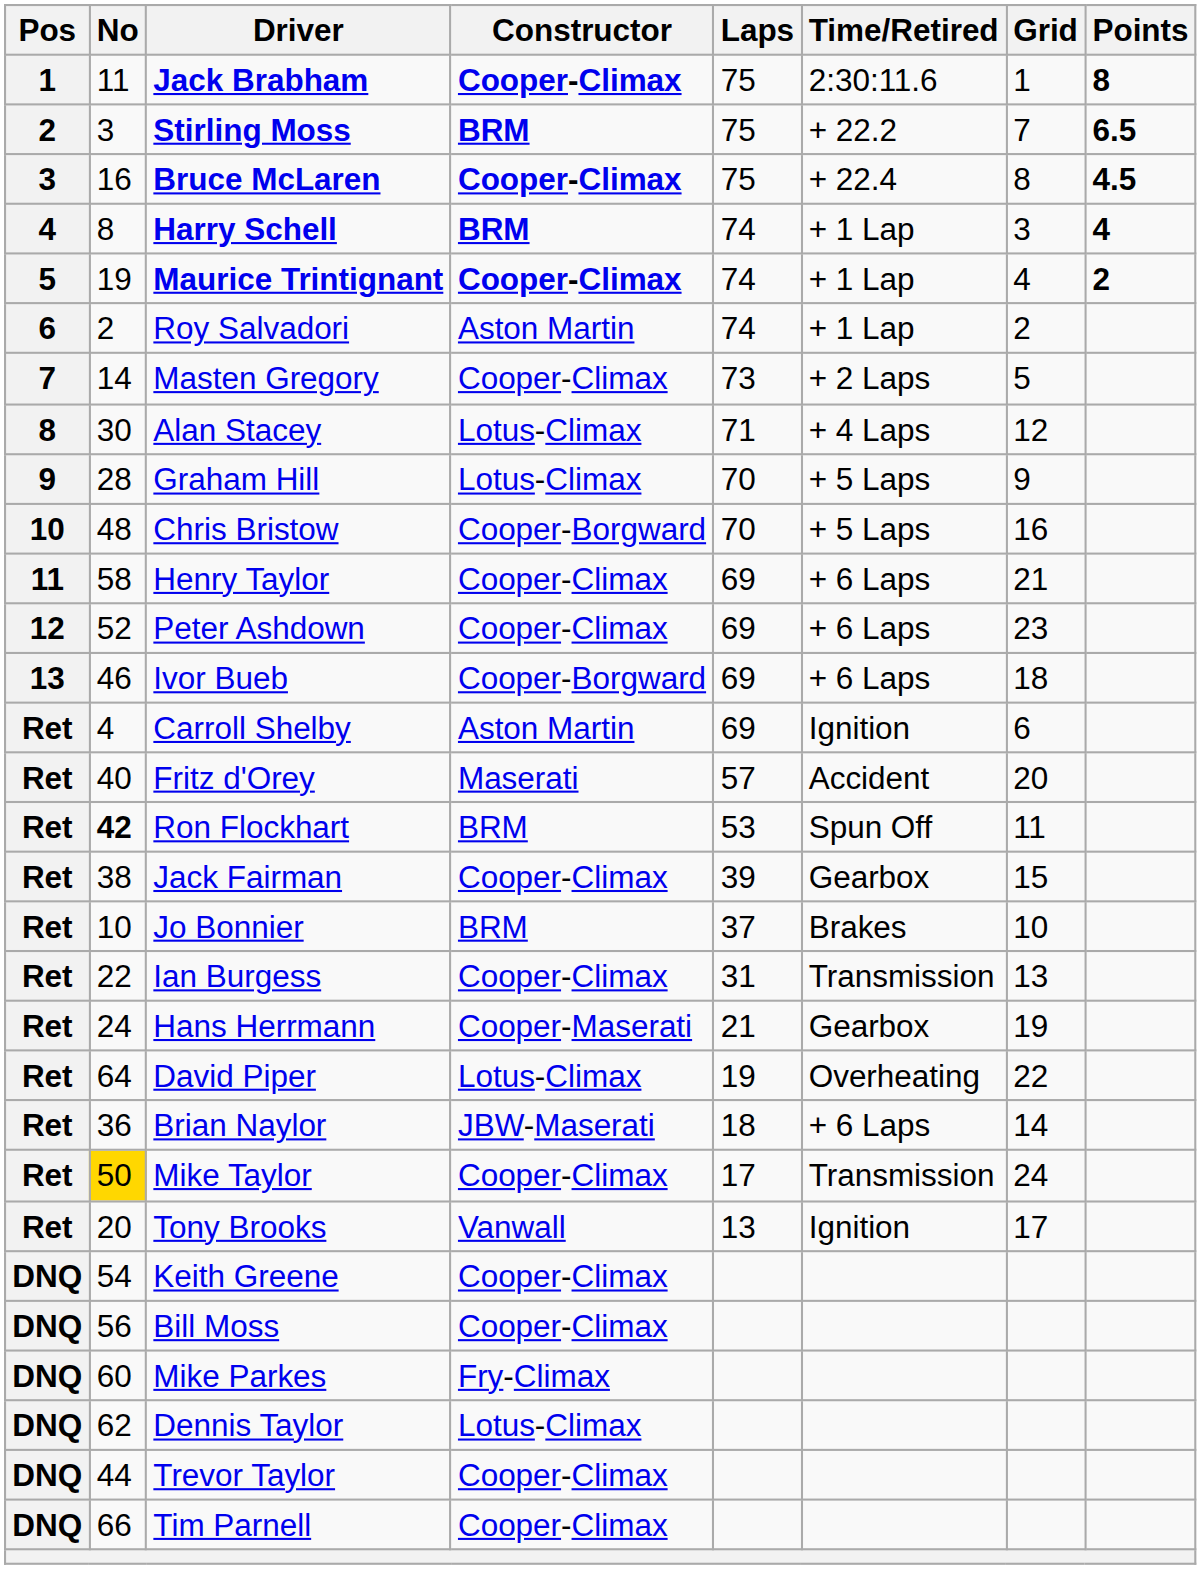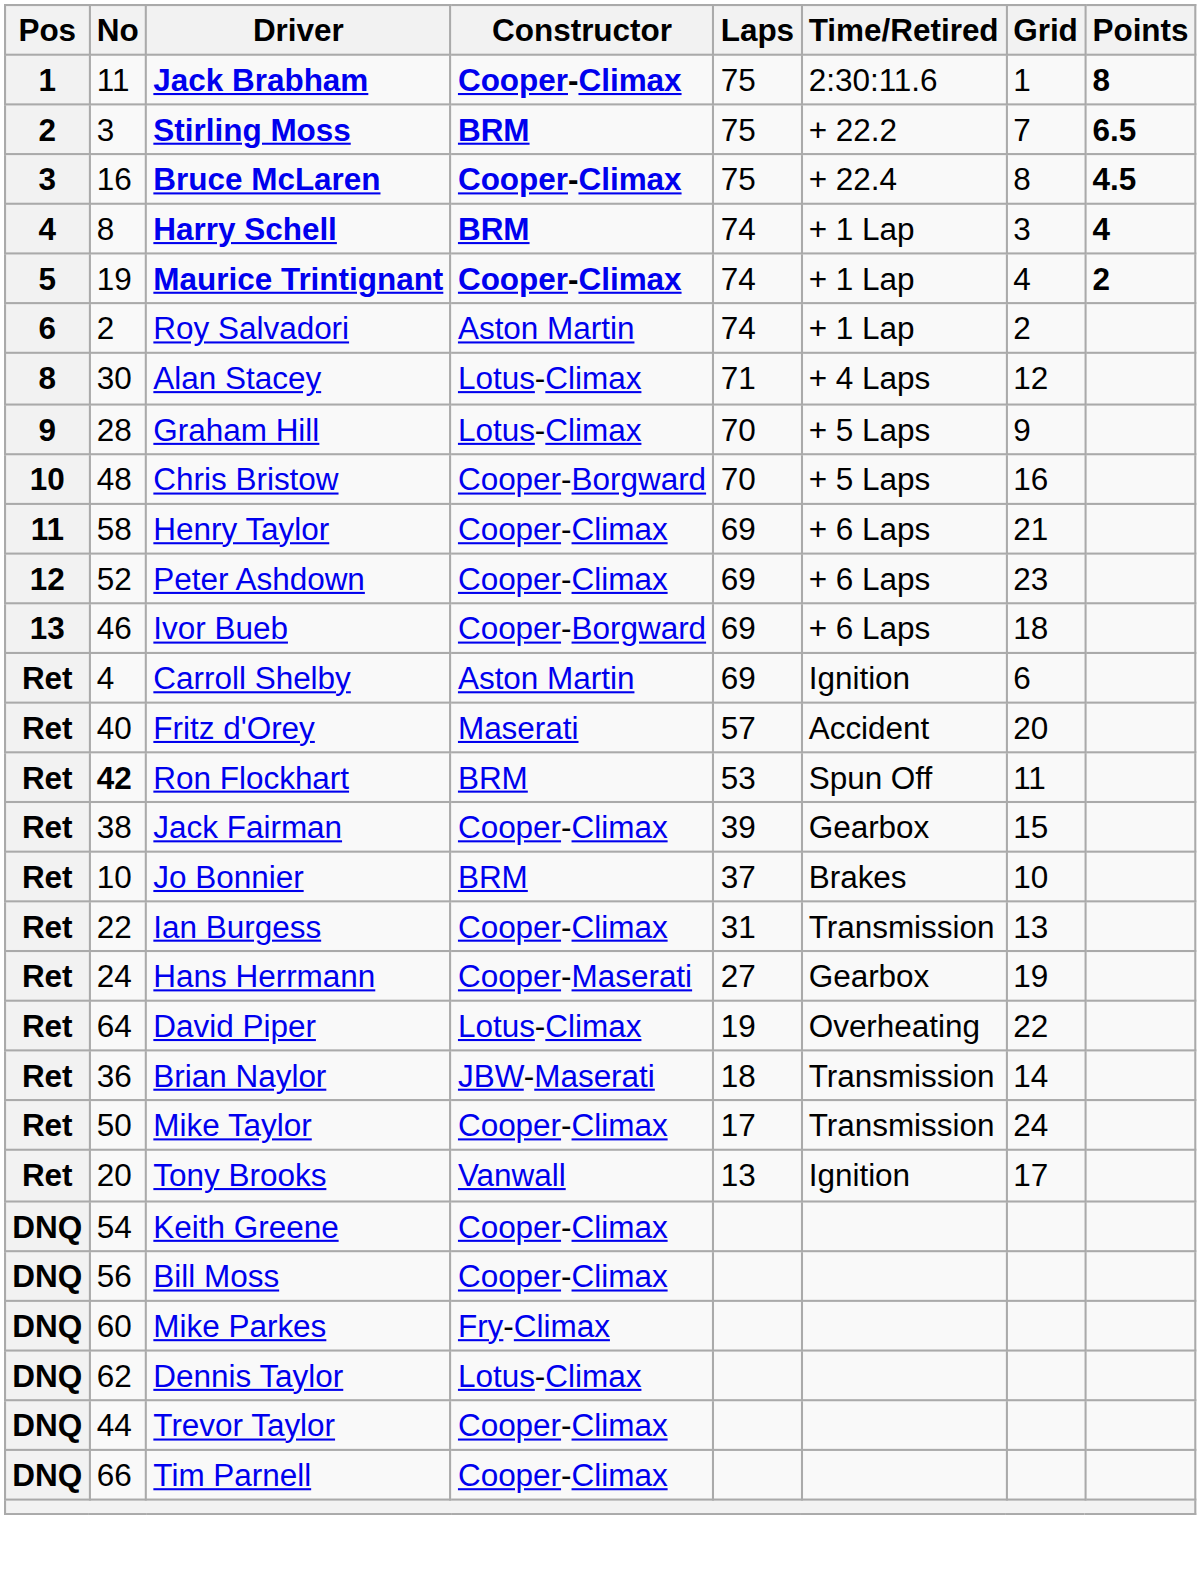- row: (266, 379)
(738, 1026) 21 -> (738, 977) 27
(869, 1126) + 6 Laps -> (902, 1076) Transmission
(114, 1176) gold background -> (114, 1126) no background
